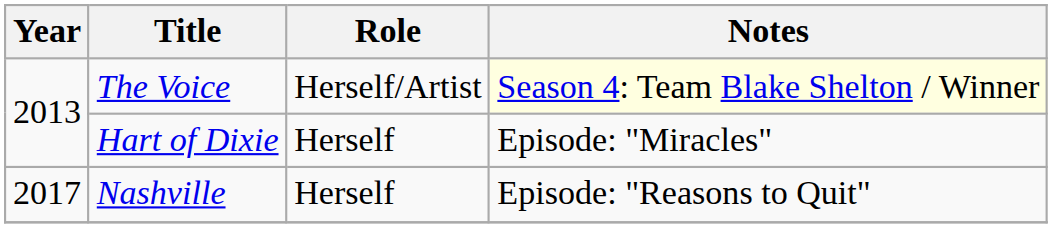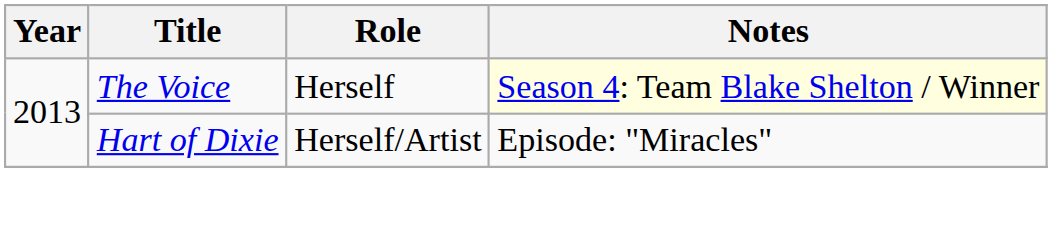(388, 85) Herself/Artist -> (344, 85) Herself
(344, 139) Herself -> (388, 139) Herself/Artist
- row: (161, 193)
